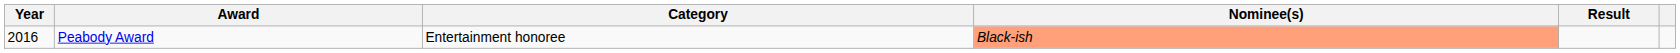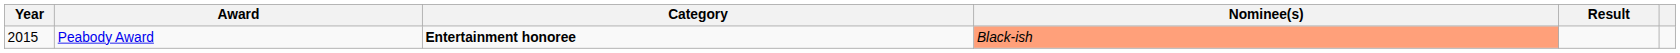(23, 37) 2016 -> (23, 37) 2015
(495, 37) normal -> (501, 37) bold
